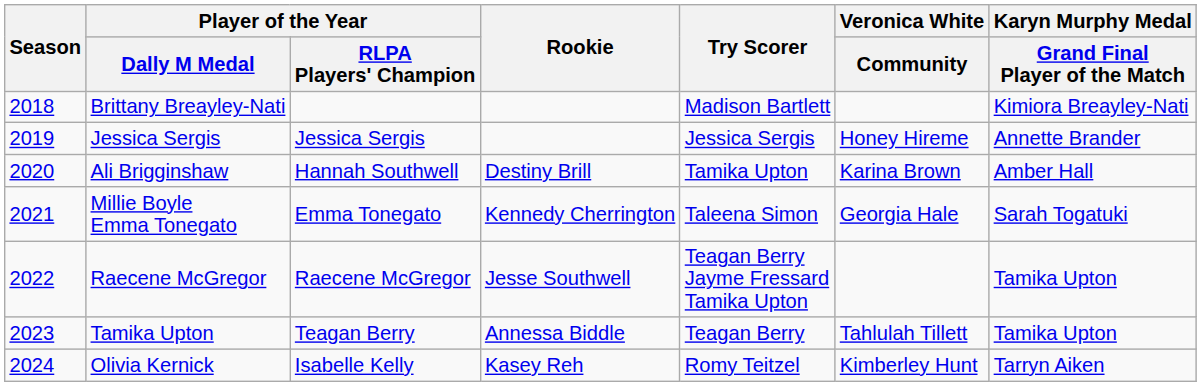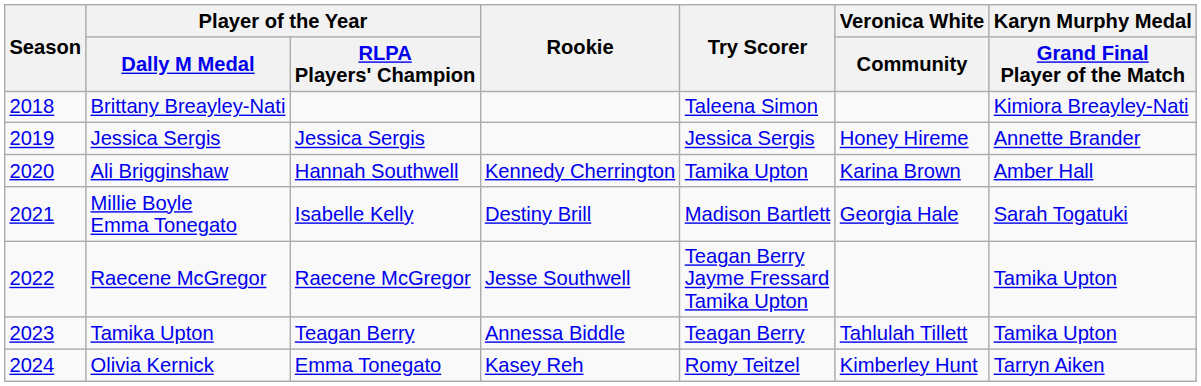(758, 107) Madison Bartlett -> (751, 107) Taleena Simon
(538, 171) Destiny Brill -> (580, 171) Kennedy Cherrington
(368, 214) Emma Tonegato -> (354, 214) Isabelle Kelly
(580, 214) Kennedy Cherrington -> (538, 214) Destiny Brill
(751, 214) Taleena Simon -> (758, 214) Madison Bartlett
(354, 365) Isabelle Kelly -> (368, 365) Emma Tonegato
